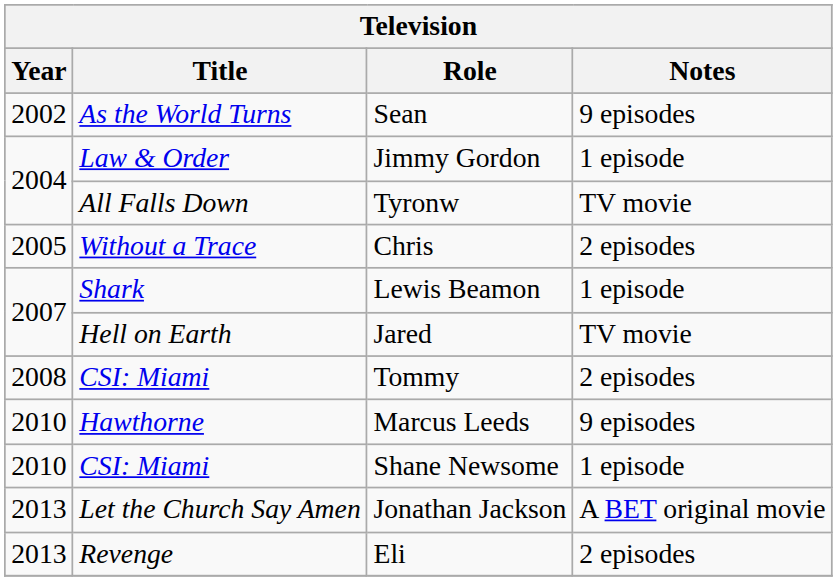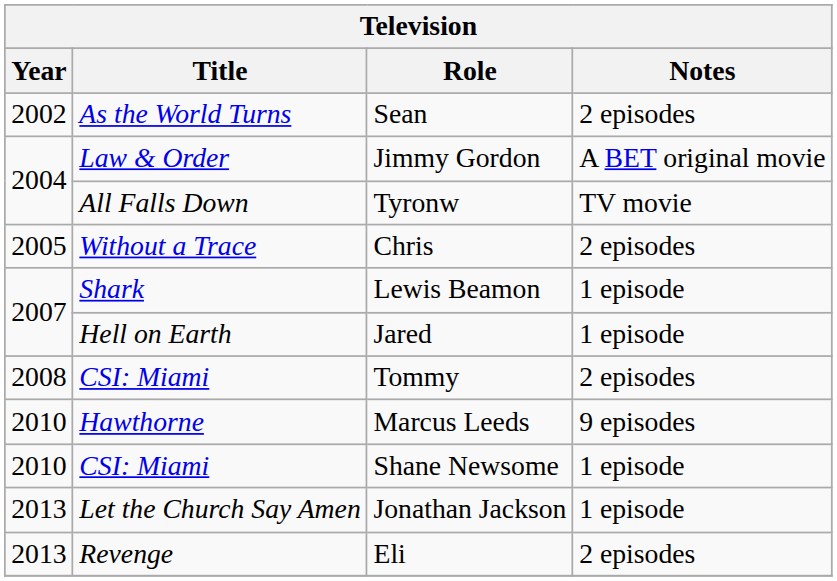(637, 114) 9 episodes -> (637, 114) 2 episodes
(632, 158) 1 episode -> (702, 158) A BET original movie
(635, 333) TV movie -> (632, 333) 1 episode
(702, 509) A BET original movie -> (632, 509) 1 episode
